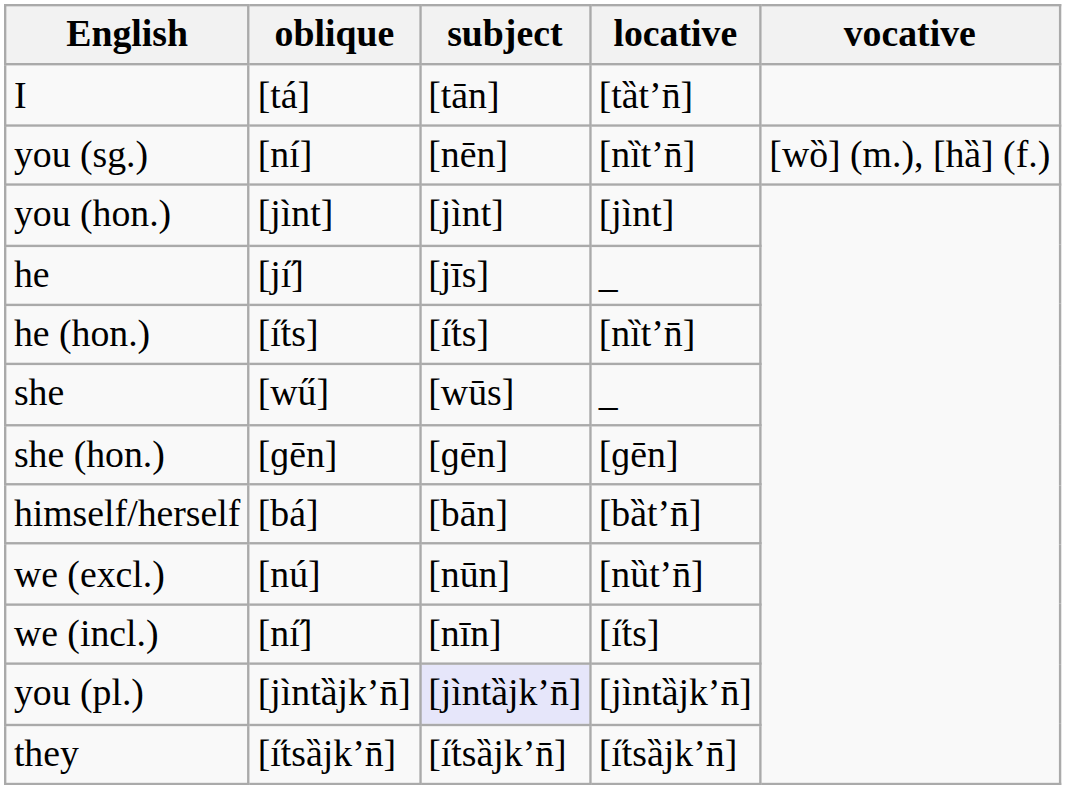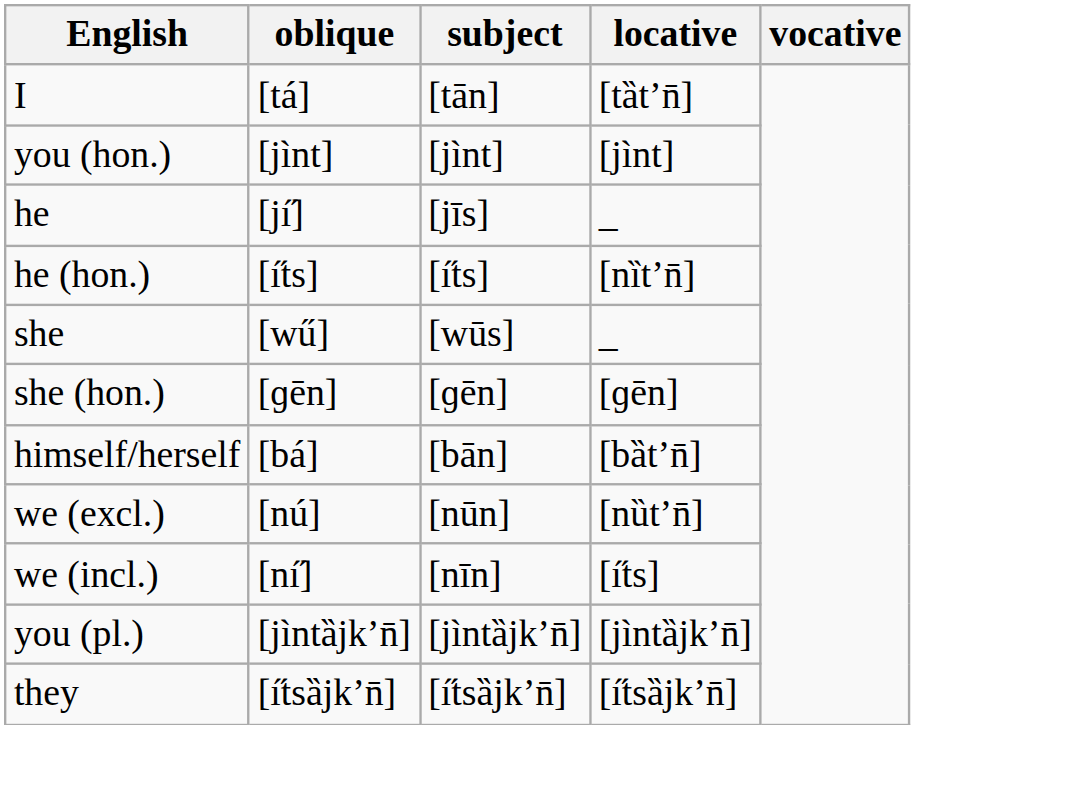- row: (81, 154)
(505, 693) lavender background -> (505, 633) no background
